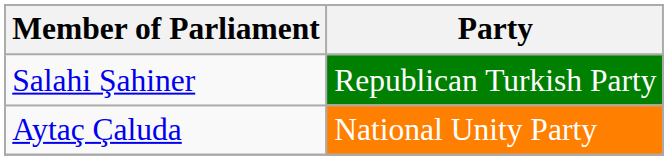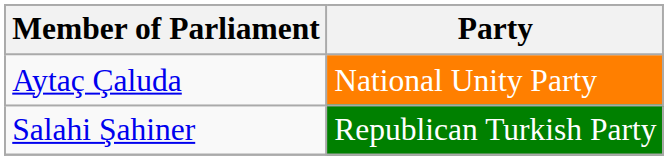rows swapped: (97, 129) <-> (104, 79)
